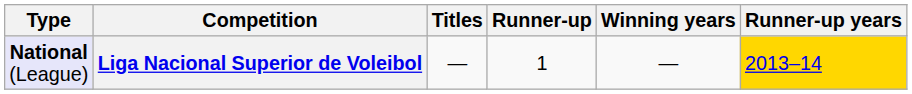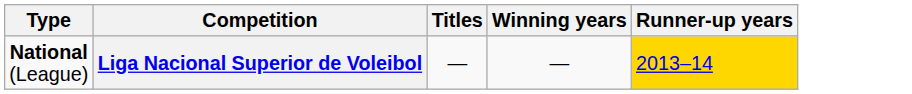- column: (542, 20)
(49, 63) lavender background -> (49, 63) no background
